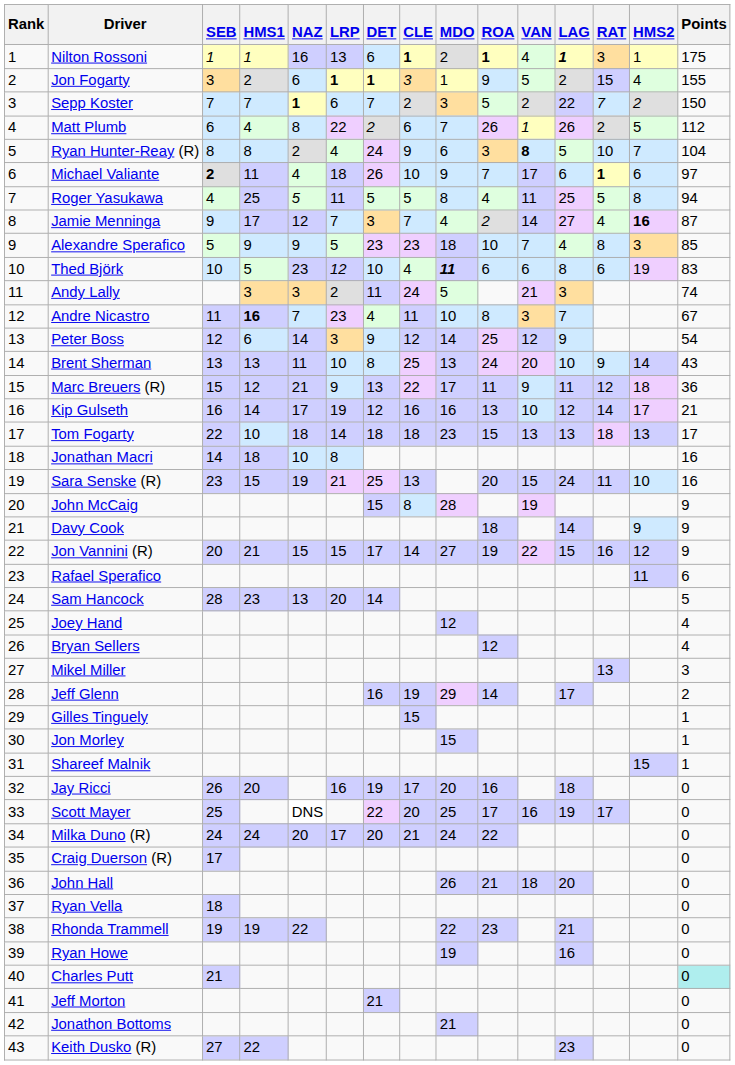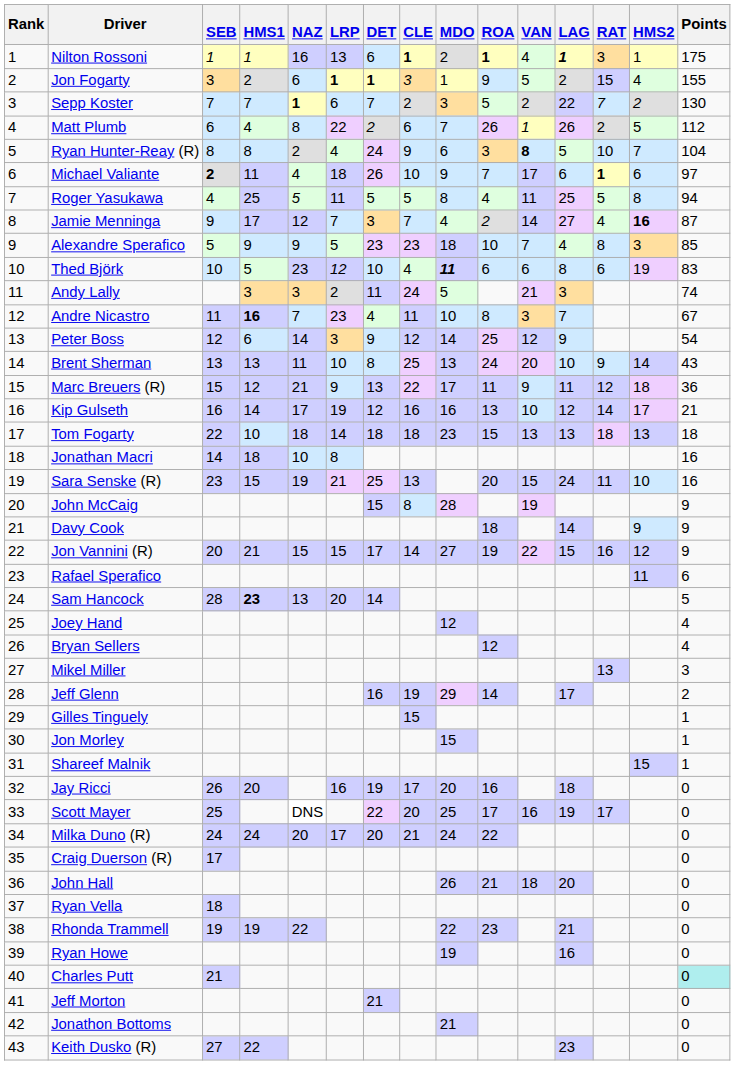(694, 103) 150 -> (694, 103) 130
(690, 434) 17 -> (690, 434) 18
(252, 599) normal -> (252, 599) bold
